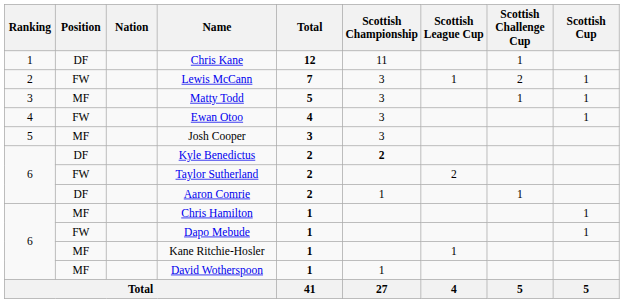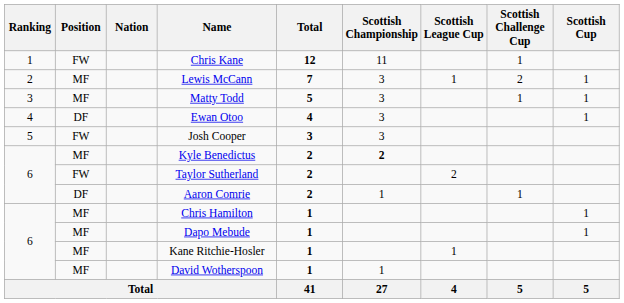(81, 60) DF -> (81, 60) FW
(81, 79) FW -> (81, 79) MF
(81, 117) FW -> (81, 117) DF
(81, 136) MF -> (81, 136) FW
(81, 155) DF -> (81, 155) MF
(81, 232) FW -> (81, 232) MF
